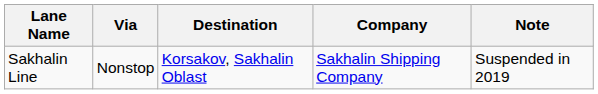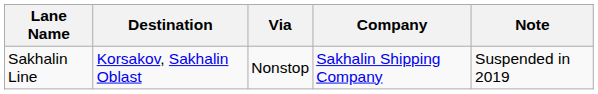columns swapped: (126, 25) <-> (235, 25)
